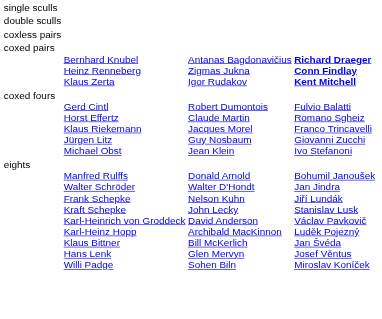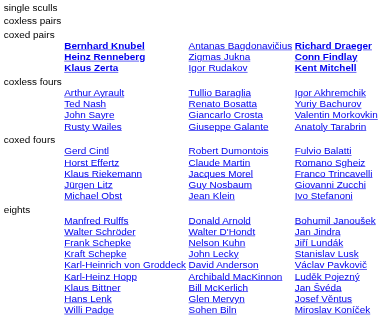- row: (33, 21)
(102, 70) normal -> (105, 57) bold
+ row: (33, 82)
